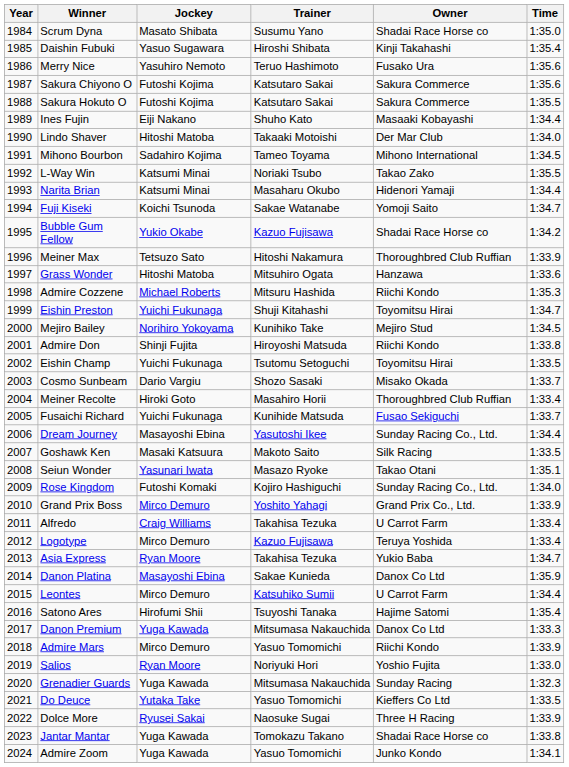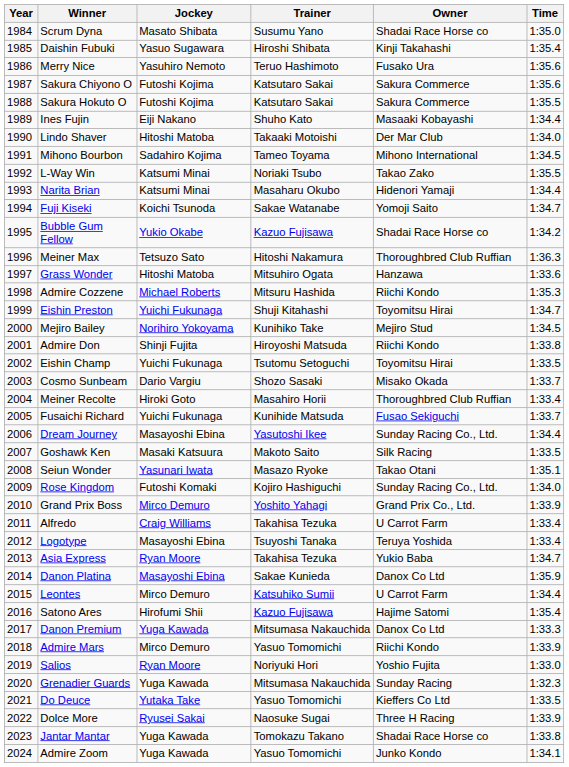(545, 257) 1:33.9 -> (545, 257) 1:36.3
(174, 541) Mirco Demuro -> (182, 541) Masayoshi Ebina
(293, 541) Kazuo Fujisawa -> (295, 541) Tsuyoshi Tanaka
(295, 612) Tsuyoshi Tanaka -> (293, 612) Kazuo Fujisawa
